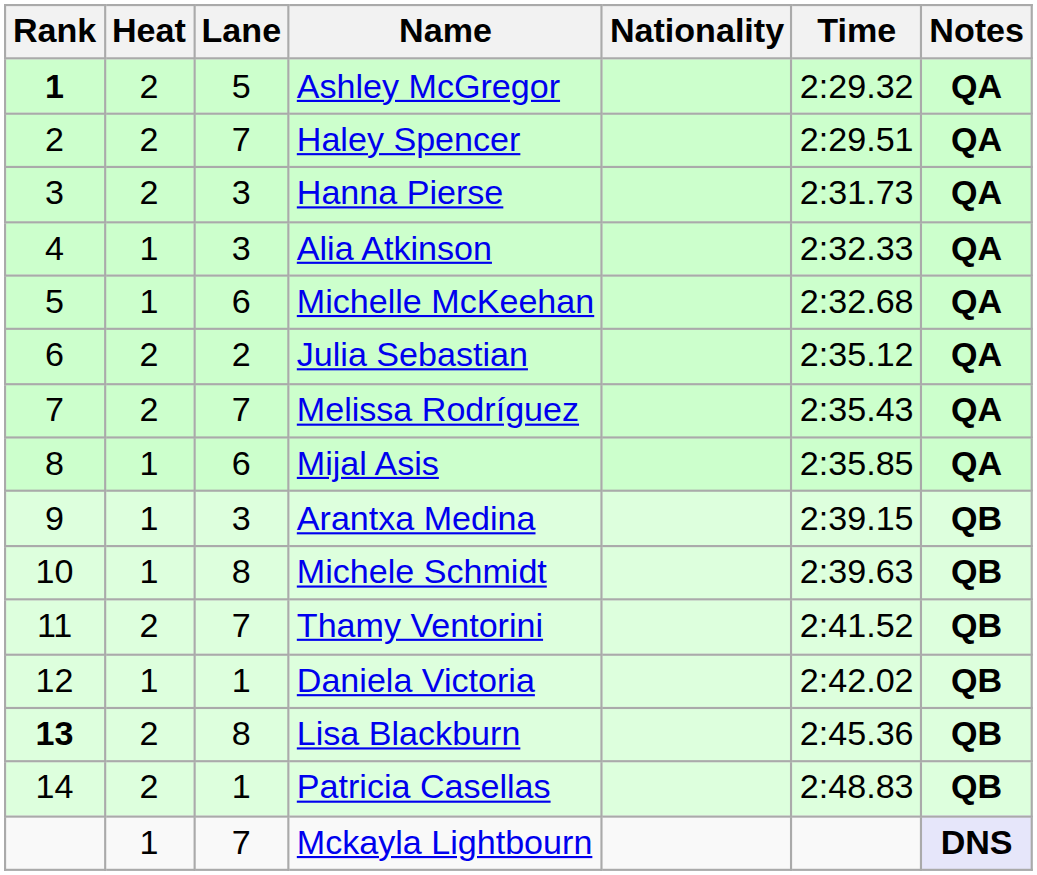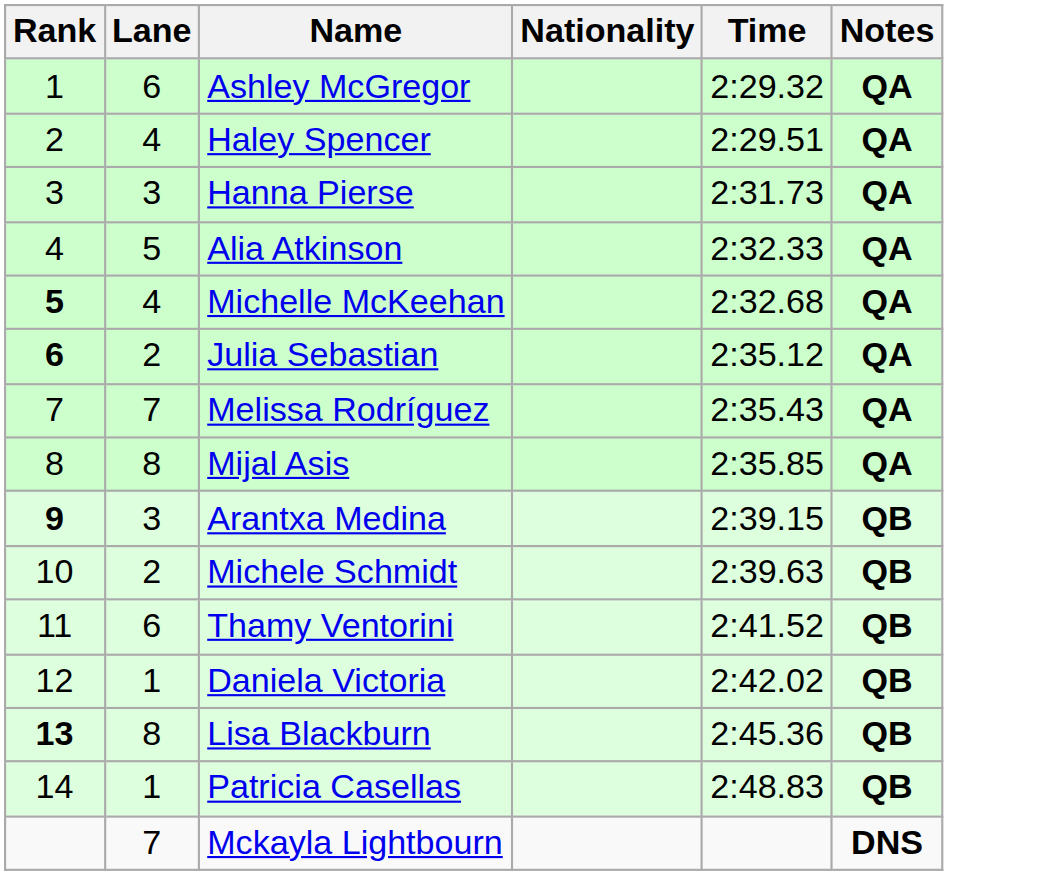- column: (149, 31)
(55, 85) bold -> (55, 85) normal
(241, 85) 5 -> (152, 85) 6
(241, 139) 7 -> (152, 139) 4
(241, 247) 3 -> (152, 247) 5
(55, 301) normal -> (55, 301) bold
(241, 301) 6 -> (152, 301) 4
(55, 355) normal -> (55, 355) bold
(241, 463) 6 -> (152, 463) 8
(55, 517) normal -> (55, 517) bold
(241, 572) 8 -> (152, 572) 2
(241, 626) 7 -> (152, 626) 6
(977, 842) lavender background -> (887, 842) no background
